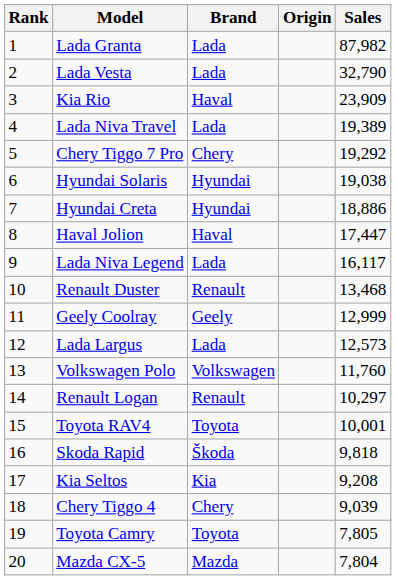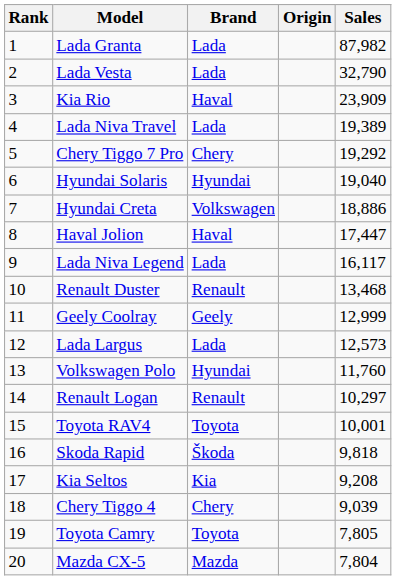(363, 180) 19,038 -> (363, 180) 19,040
(221, 208) Hyundai -> (233, 208) Volkswagen
(233, 371) Volkswagen -> (221, 371) Hyundai
